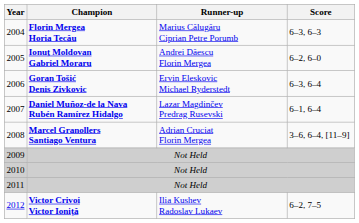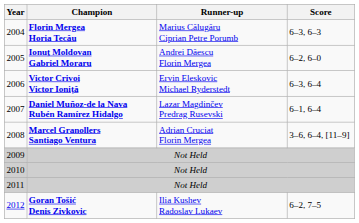(58, 84) Goran Tošić Denis Zivkovic -> (54, 84) Victor Crivoi Victor Ioniță
(54, 205) Victor Crivoi Victor Ioniță -> (58, 205) Goran Tošić Denis Zivkovic
